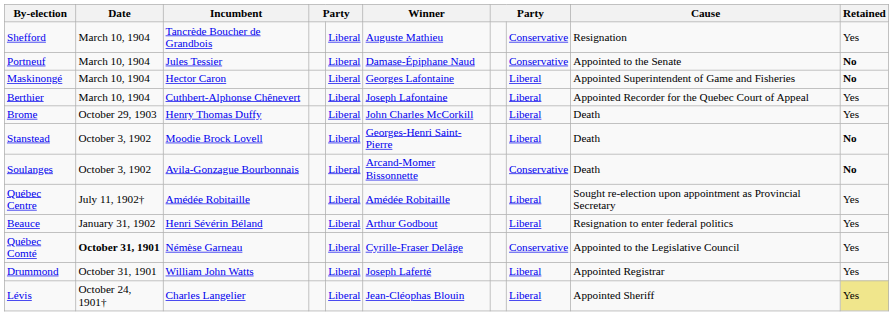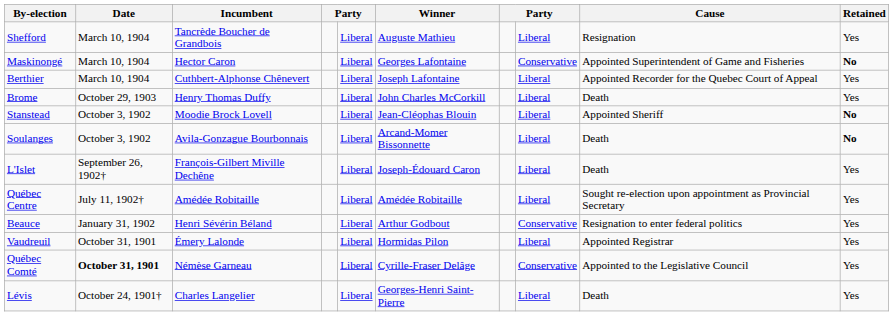(539, 37) Conservative -> (534, 37) Liberal
- row: (26, 61)
(525, 79) Liberal -> (548, 61) Conservative
(414, 138) Georges-Henri Saint-Pierre -> (427, 114) Jean-Cléophas Blouin
(587, 138) Death -> (623, 114) Appointed Sheriff
(539, 169) Conservative -> (534, 138) Liberal
+ row: (21, 169)
(525, 223) Liberal -> (548, 223) Conservative
+ row: (29, 241)
- row: (33, 271)
(415, 295) Jean-Cléophas Blouin -> (426, 295) Georges-Henri Saint-Pierre
(614, 295) Appointed Sheriff -> (596, 295) Death
(851, 295) khaki background -> (851, 295) no background
